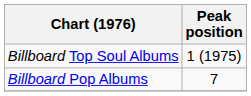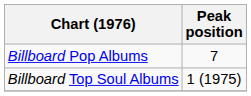rows swapped: (78, 79) <-> (93, 56)
